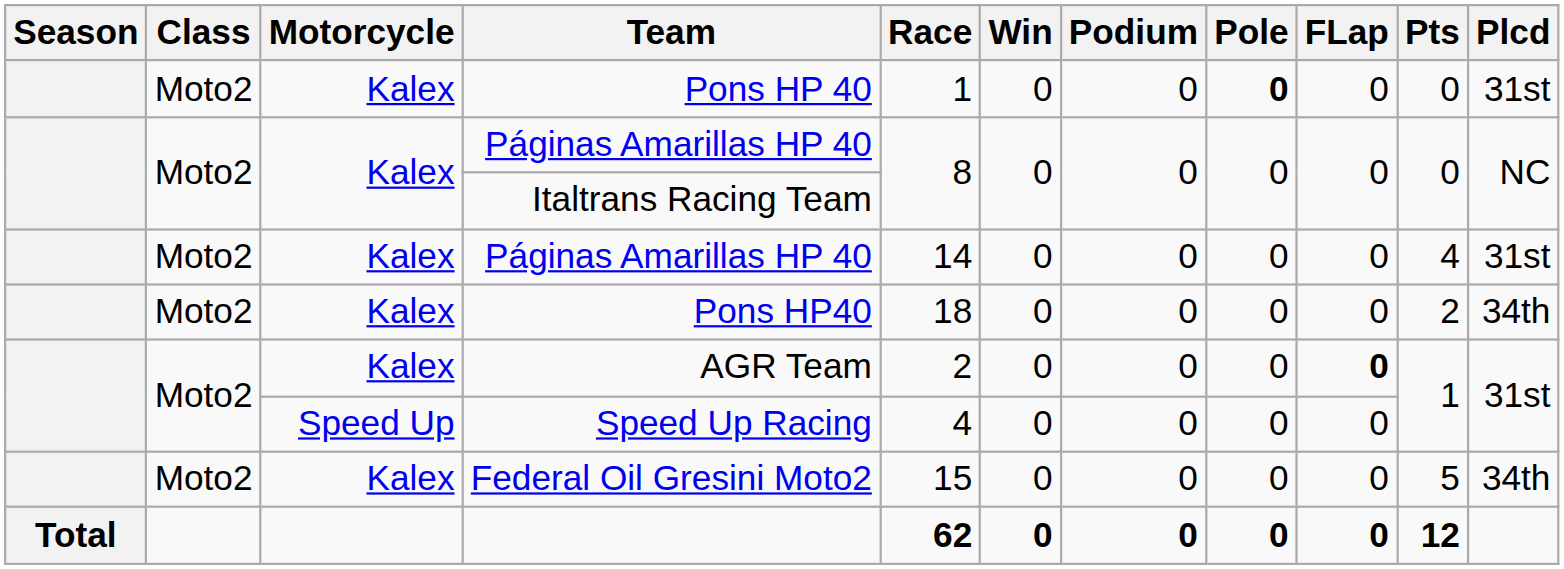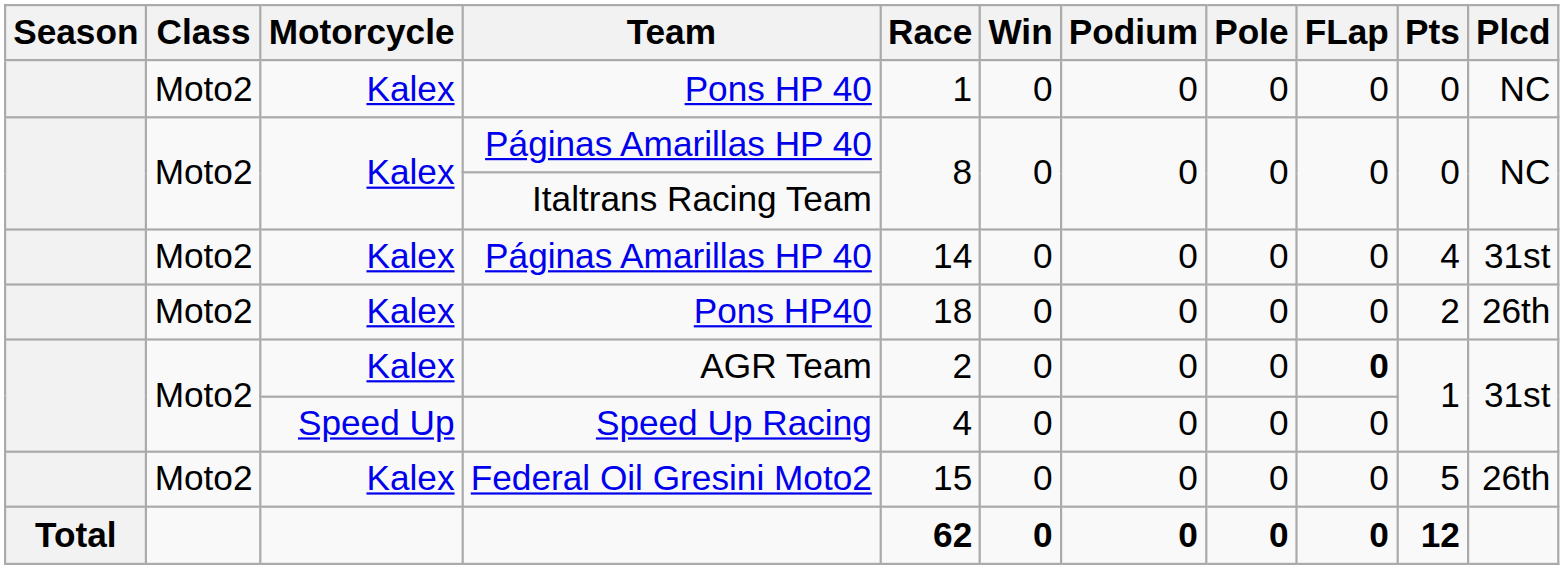(1279, 88) bold -> (1279, 88) normal
(1517, 88) 31st -> (1525, 88) NC
(1516, 311) 34th -> (1516, 311) 26th
(1516, 479) 34th -> (1516, 479) 26th
